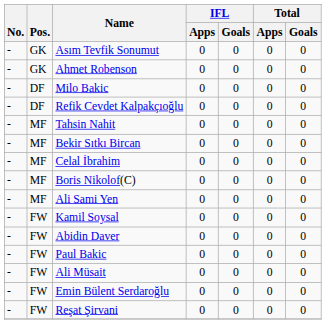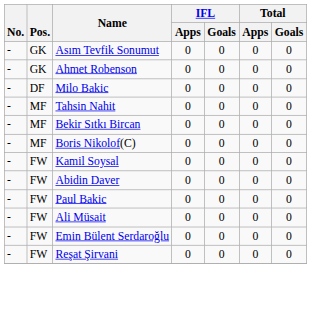- row: (119, 106)
- row: (88, 161)
- row: (87, 198)
